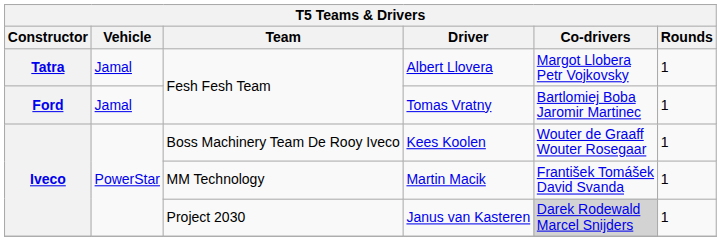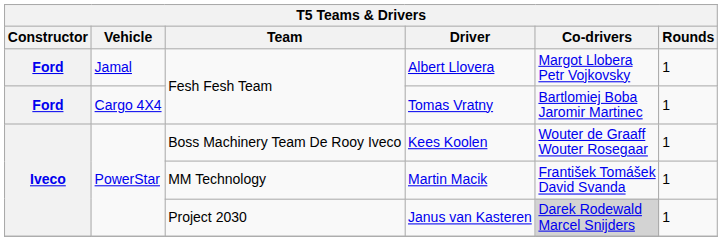(48, 67) Tatra -> (48, 67) Ford
(113, 105) Jamal -> (128, 105) Cargo 4X4
